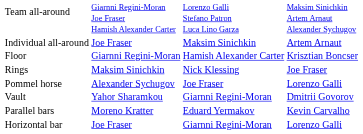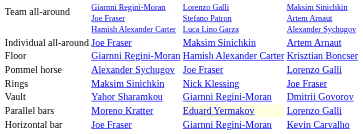rows swapped: (33, 83) <-> (16, 70)
(219, 110) no background -> (219, 110) lightyellow background
(318, 110) Kevin Carvalho -> (314, 110) Lorenzo Galli
(314, 124) Lorenzo Galli -> (318, 124) Kevin Carvalho
